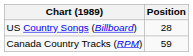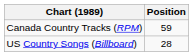rows swapped: (74, 43) <-> (72, 28)
